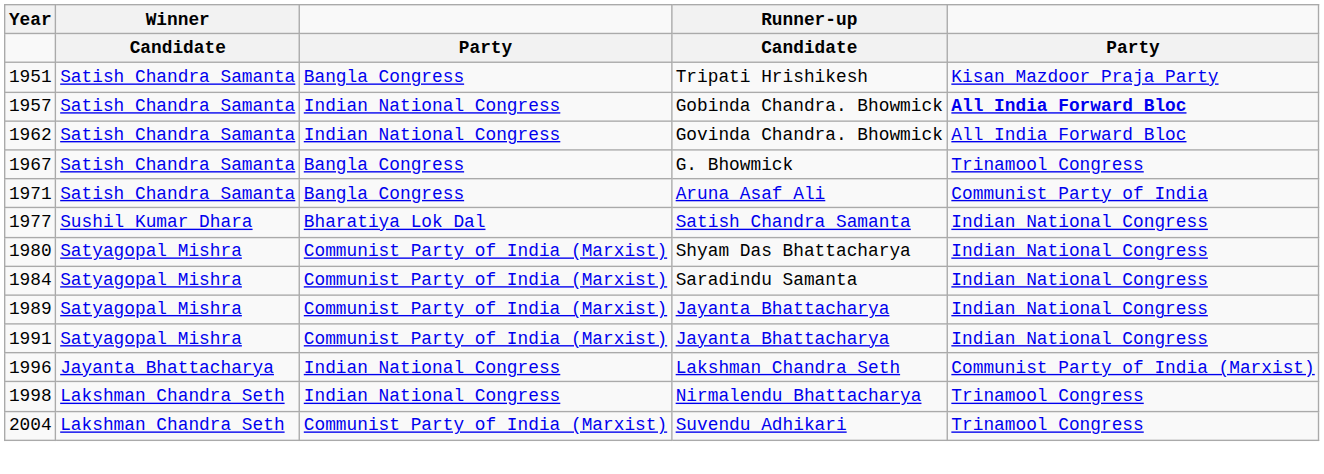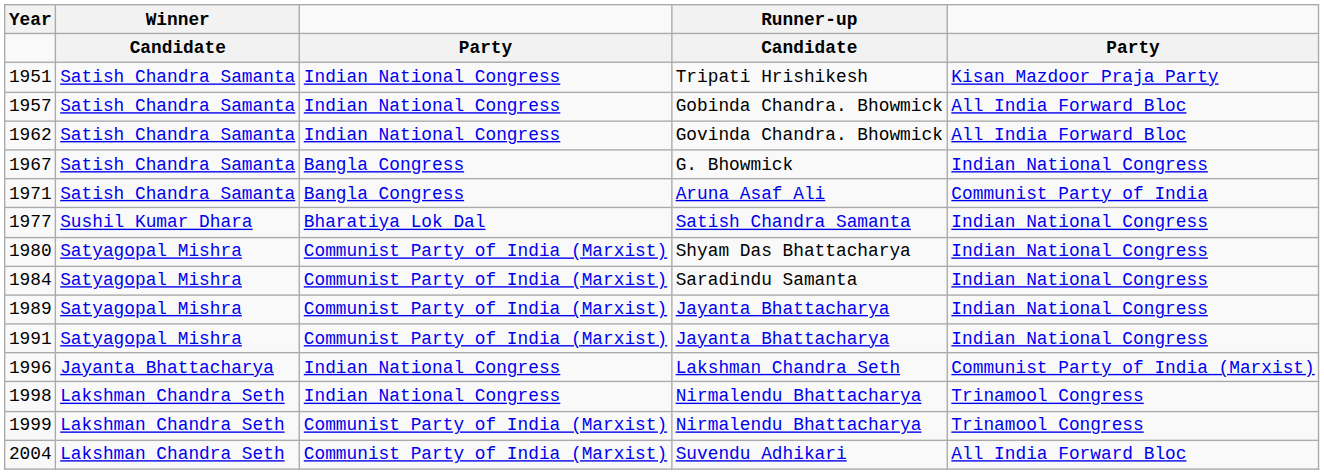(384, 77) Bangla Congress -> (432, 77) Indian National Congress
(1069, 106) bold -> (1069, 106) normal
(1048, 164) Trinamool Congress -> (1080, 164) Indian National Congress
+ row: (30, 426)
(1048, 426) Trinamool Congress -> (1069, 455) All India Forward Bloc
